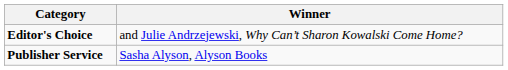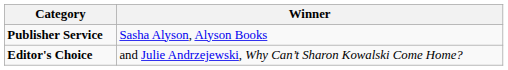rows swapped: (50, 34) <-> (55, 55)
